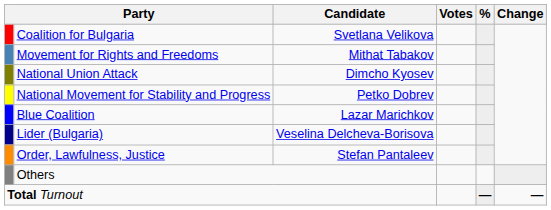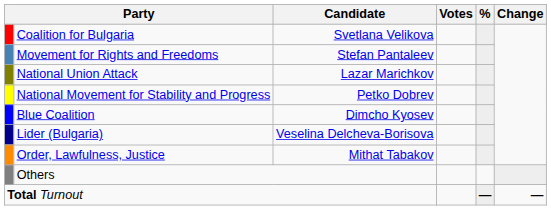(391, 54) Mithat Tabakov -> (385, 54) Stefan Pantaleev
(390, 74) Dimcho Kyosev -> (387, 74) Lazar Marichkov
(387, 114) Lazar Marichkov -> (390, 114) Dimcho Kyosev
(385, 154) Stefan Pantaleev -> (391, 154) Mithat Tabakov
